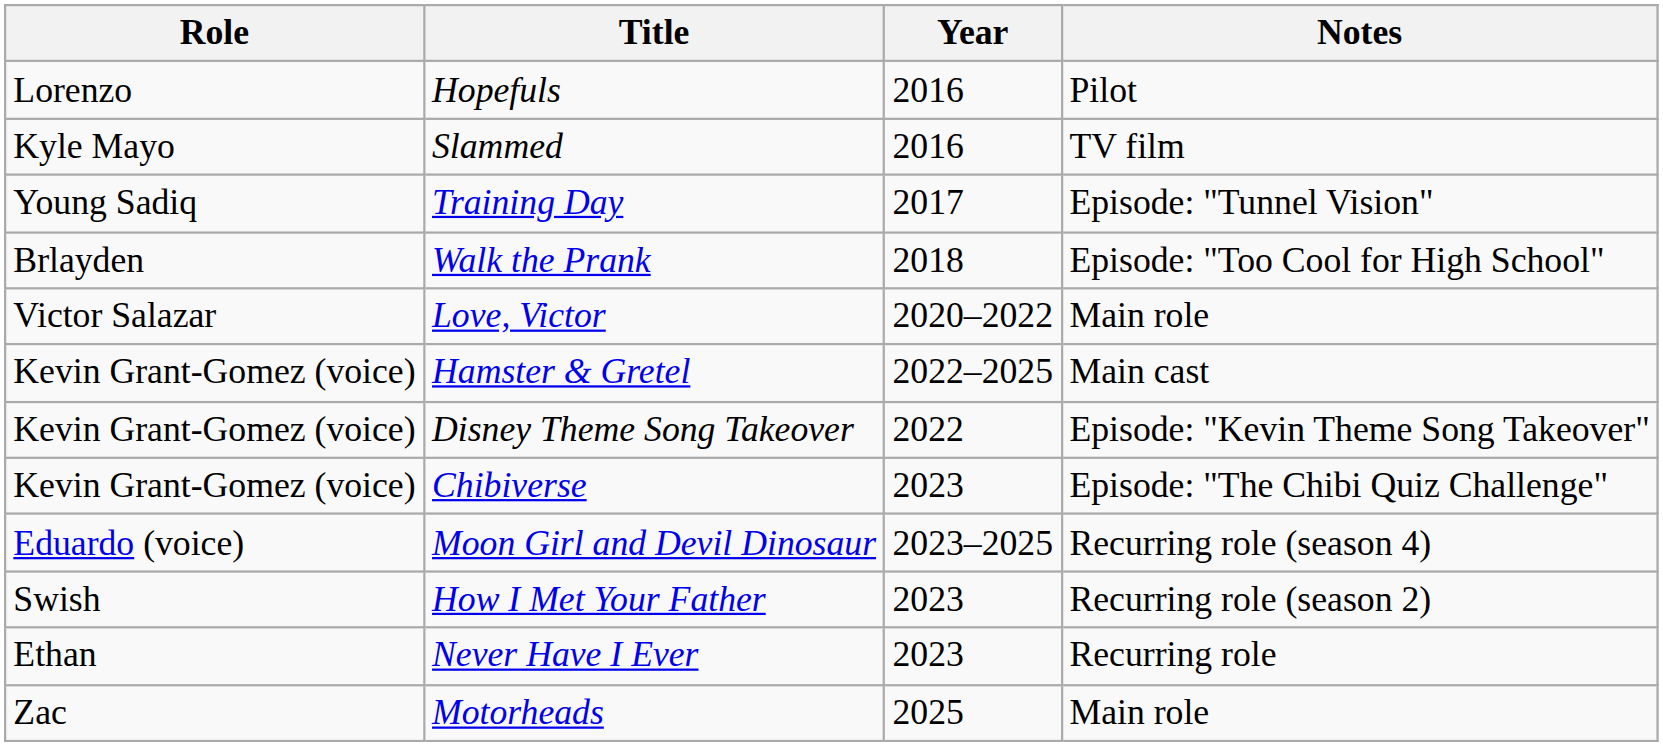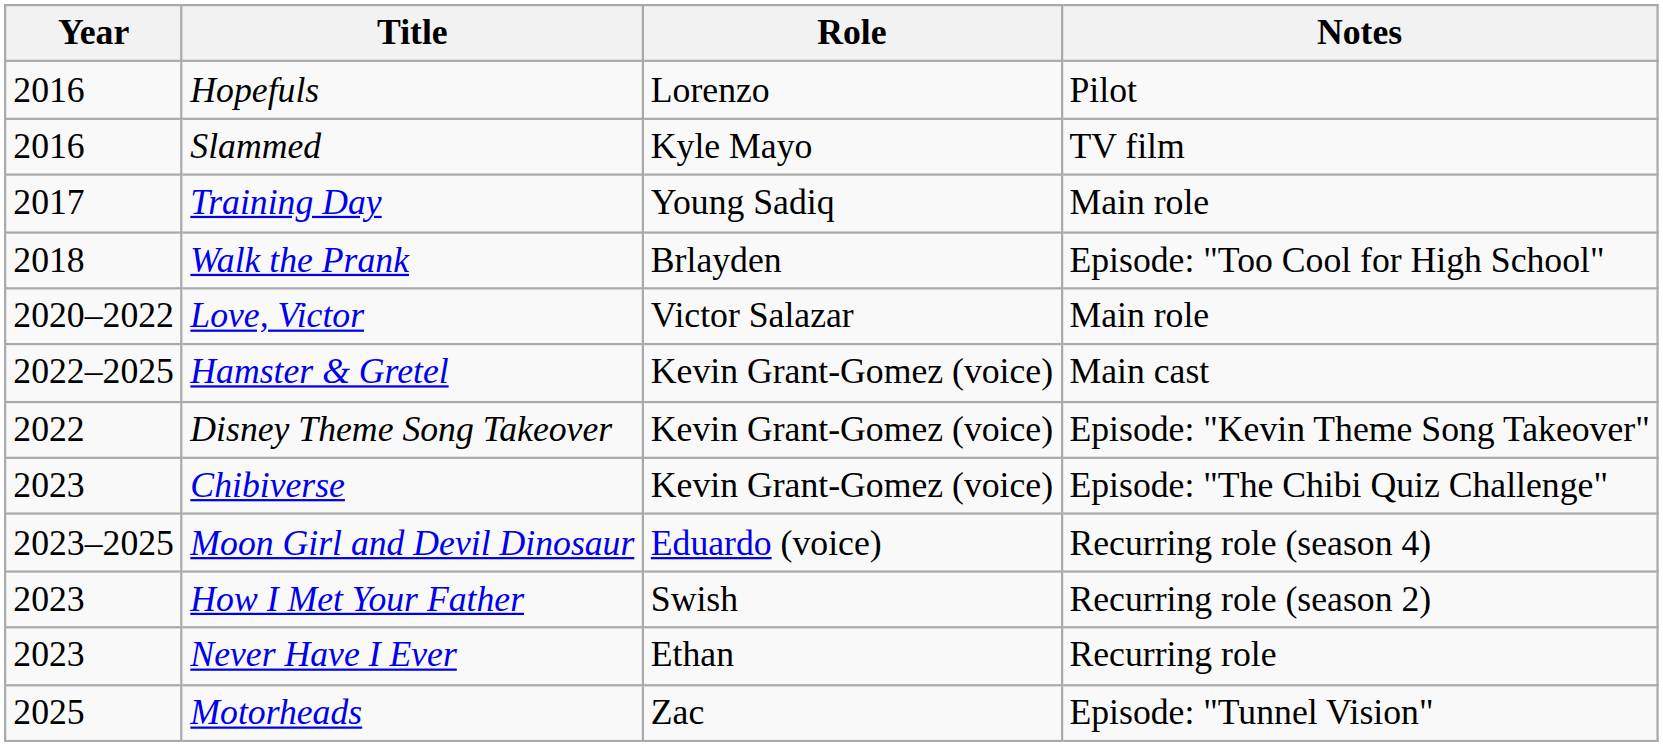columns swapped: (973, 32) <-> (214, 32)
(1251, 202) Episode: "Tunnel Vision" -> (1139, 202) Main role
(1139, 711) Main role -> (1251, 711) Episode: "Tunnel Vision"
